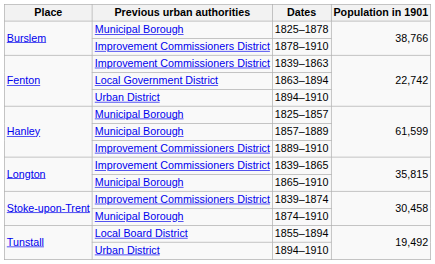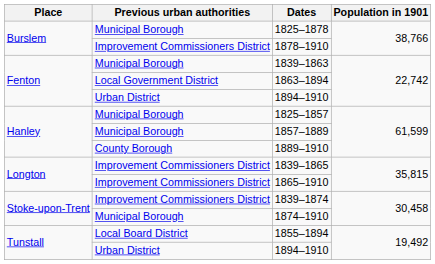(182, 64) Improvement Commissioners District -> (139, 64) Municipal Borough
(182, 149) Improvement Commissioners District -> (134, 149) County Borough
(139, 183) Municipal Borough -> (182, 183) Improvement Commissioners District
